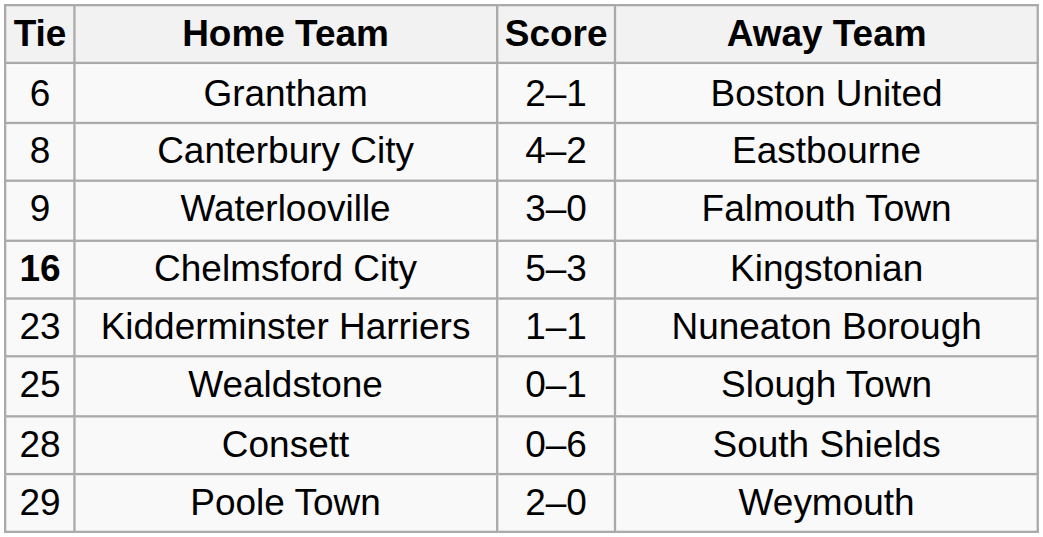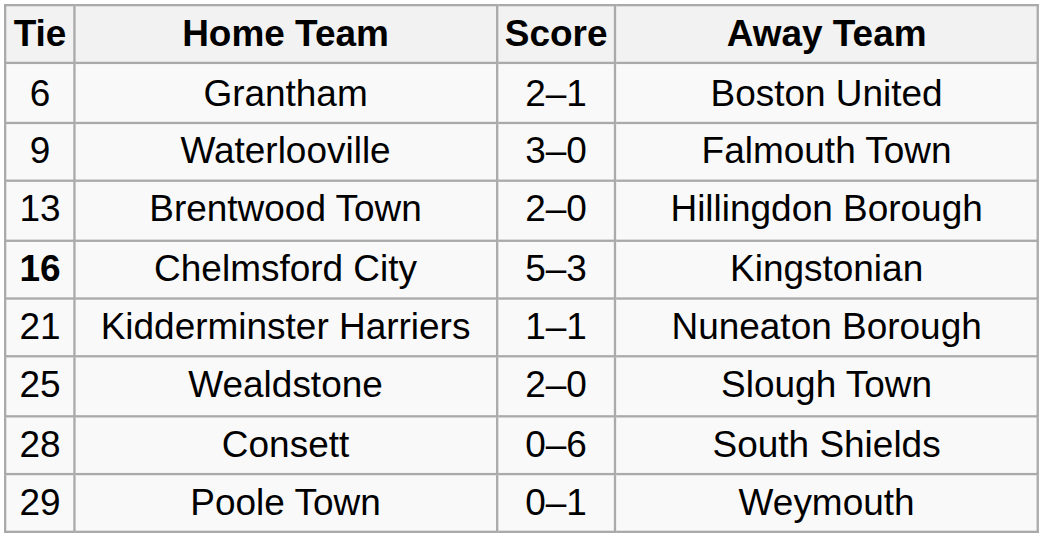- row: (286, 151)
+ row: (286, 209)
(40, 326) 23 -> (40, 326) 21
(556, 385) 0–1 -> (556, 385) 2–0
(556, 502) 2–0 -> (556, 502) 0–1
